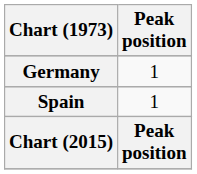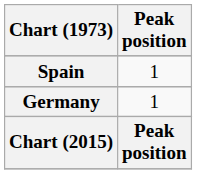rows swapped: (61, 71) <-> (61, 101)
